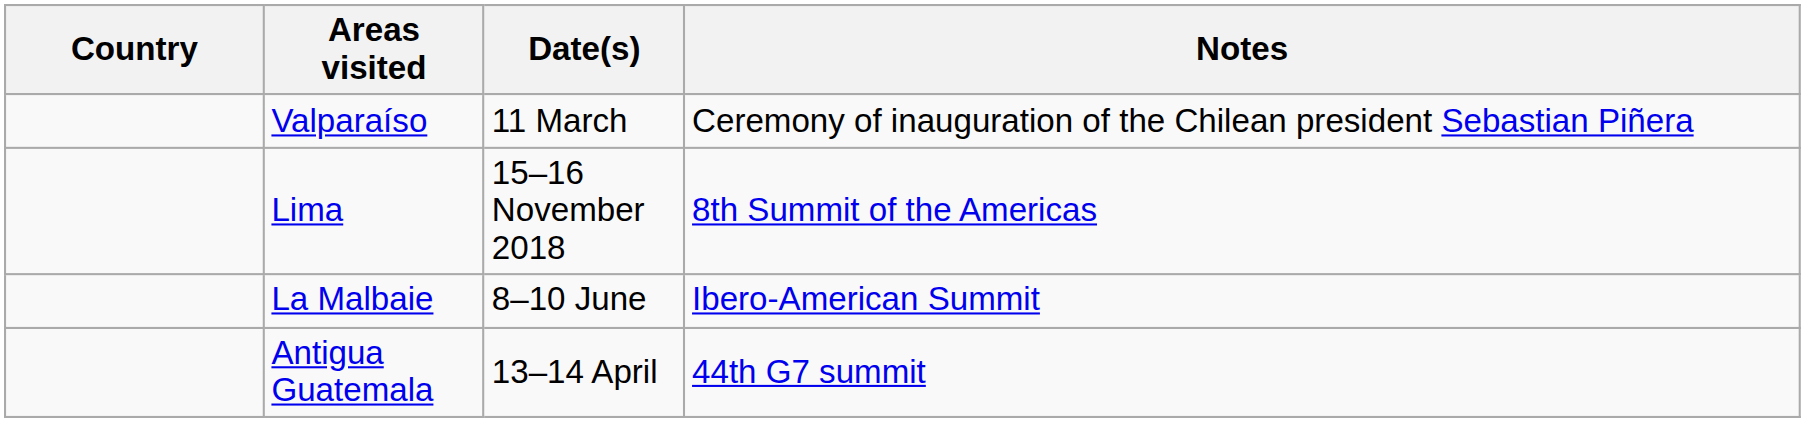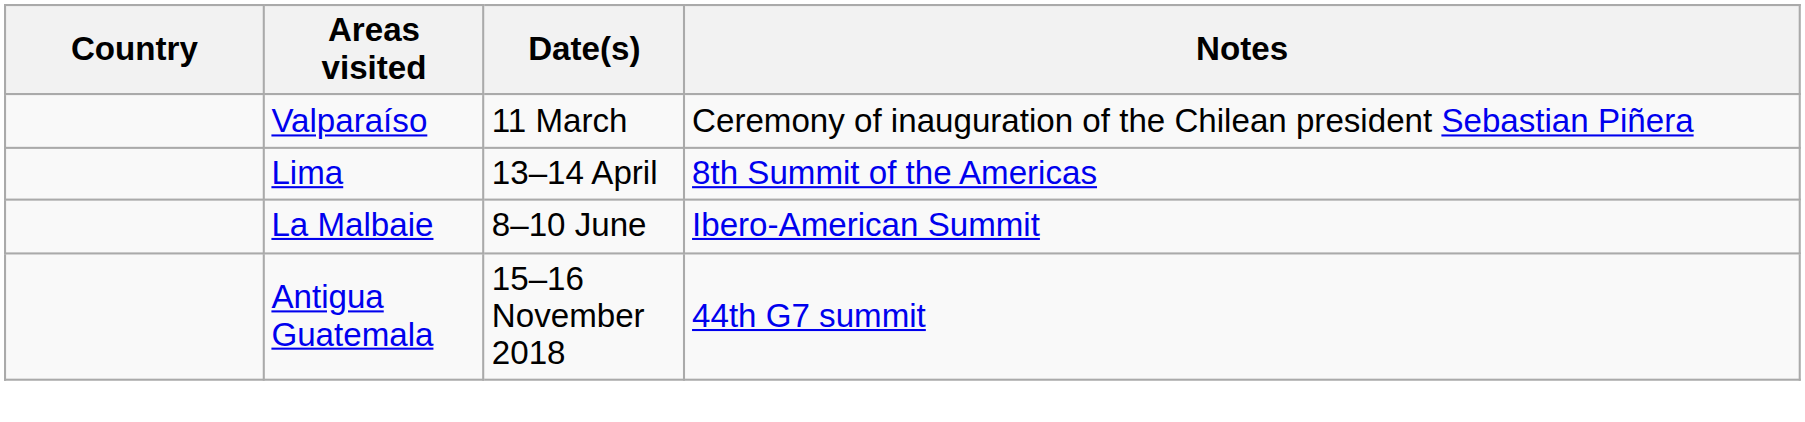(568, 210) 15–16 November 2018 -> (575, 173) 13–14 April
(575, 371) 13–14 April -> (568, 315) 15–16 November 2018
